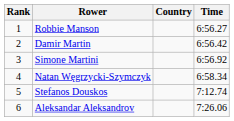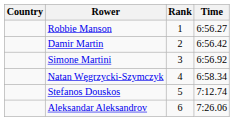columns swapped: (18, 12) <-> (174, 12)
